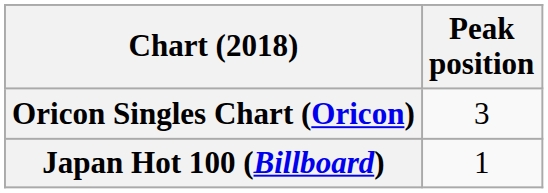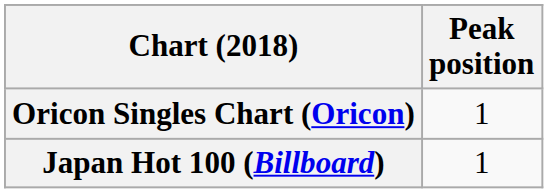(482, 113) 3 -> (482, 113) 1
